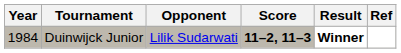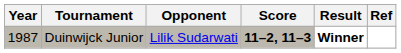(23, 37) 1984 -> (23, 37) 1987
